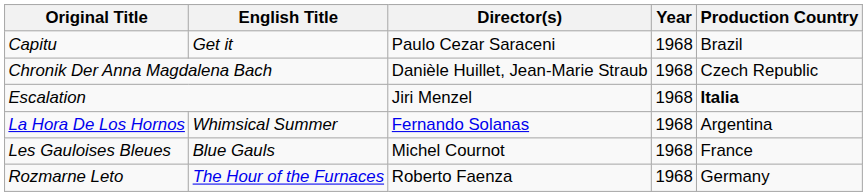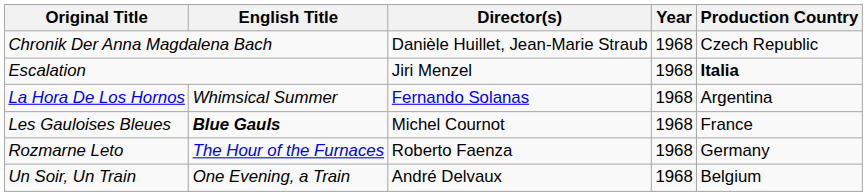- row: (33, 44)
(234, 151) normal -> (237, 124) bold
+ row: (72, 177)
